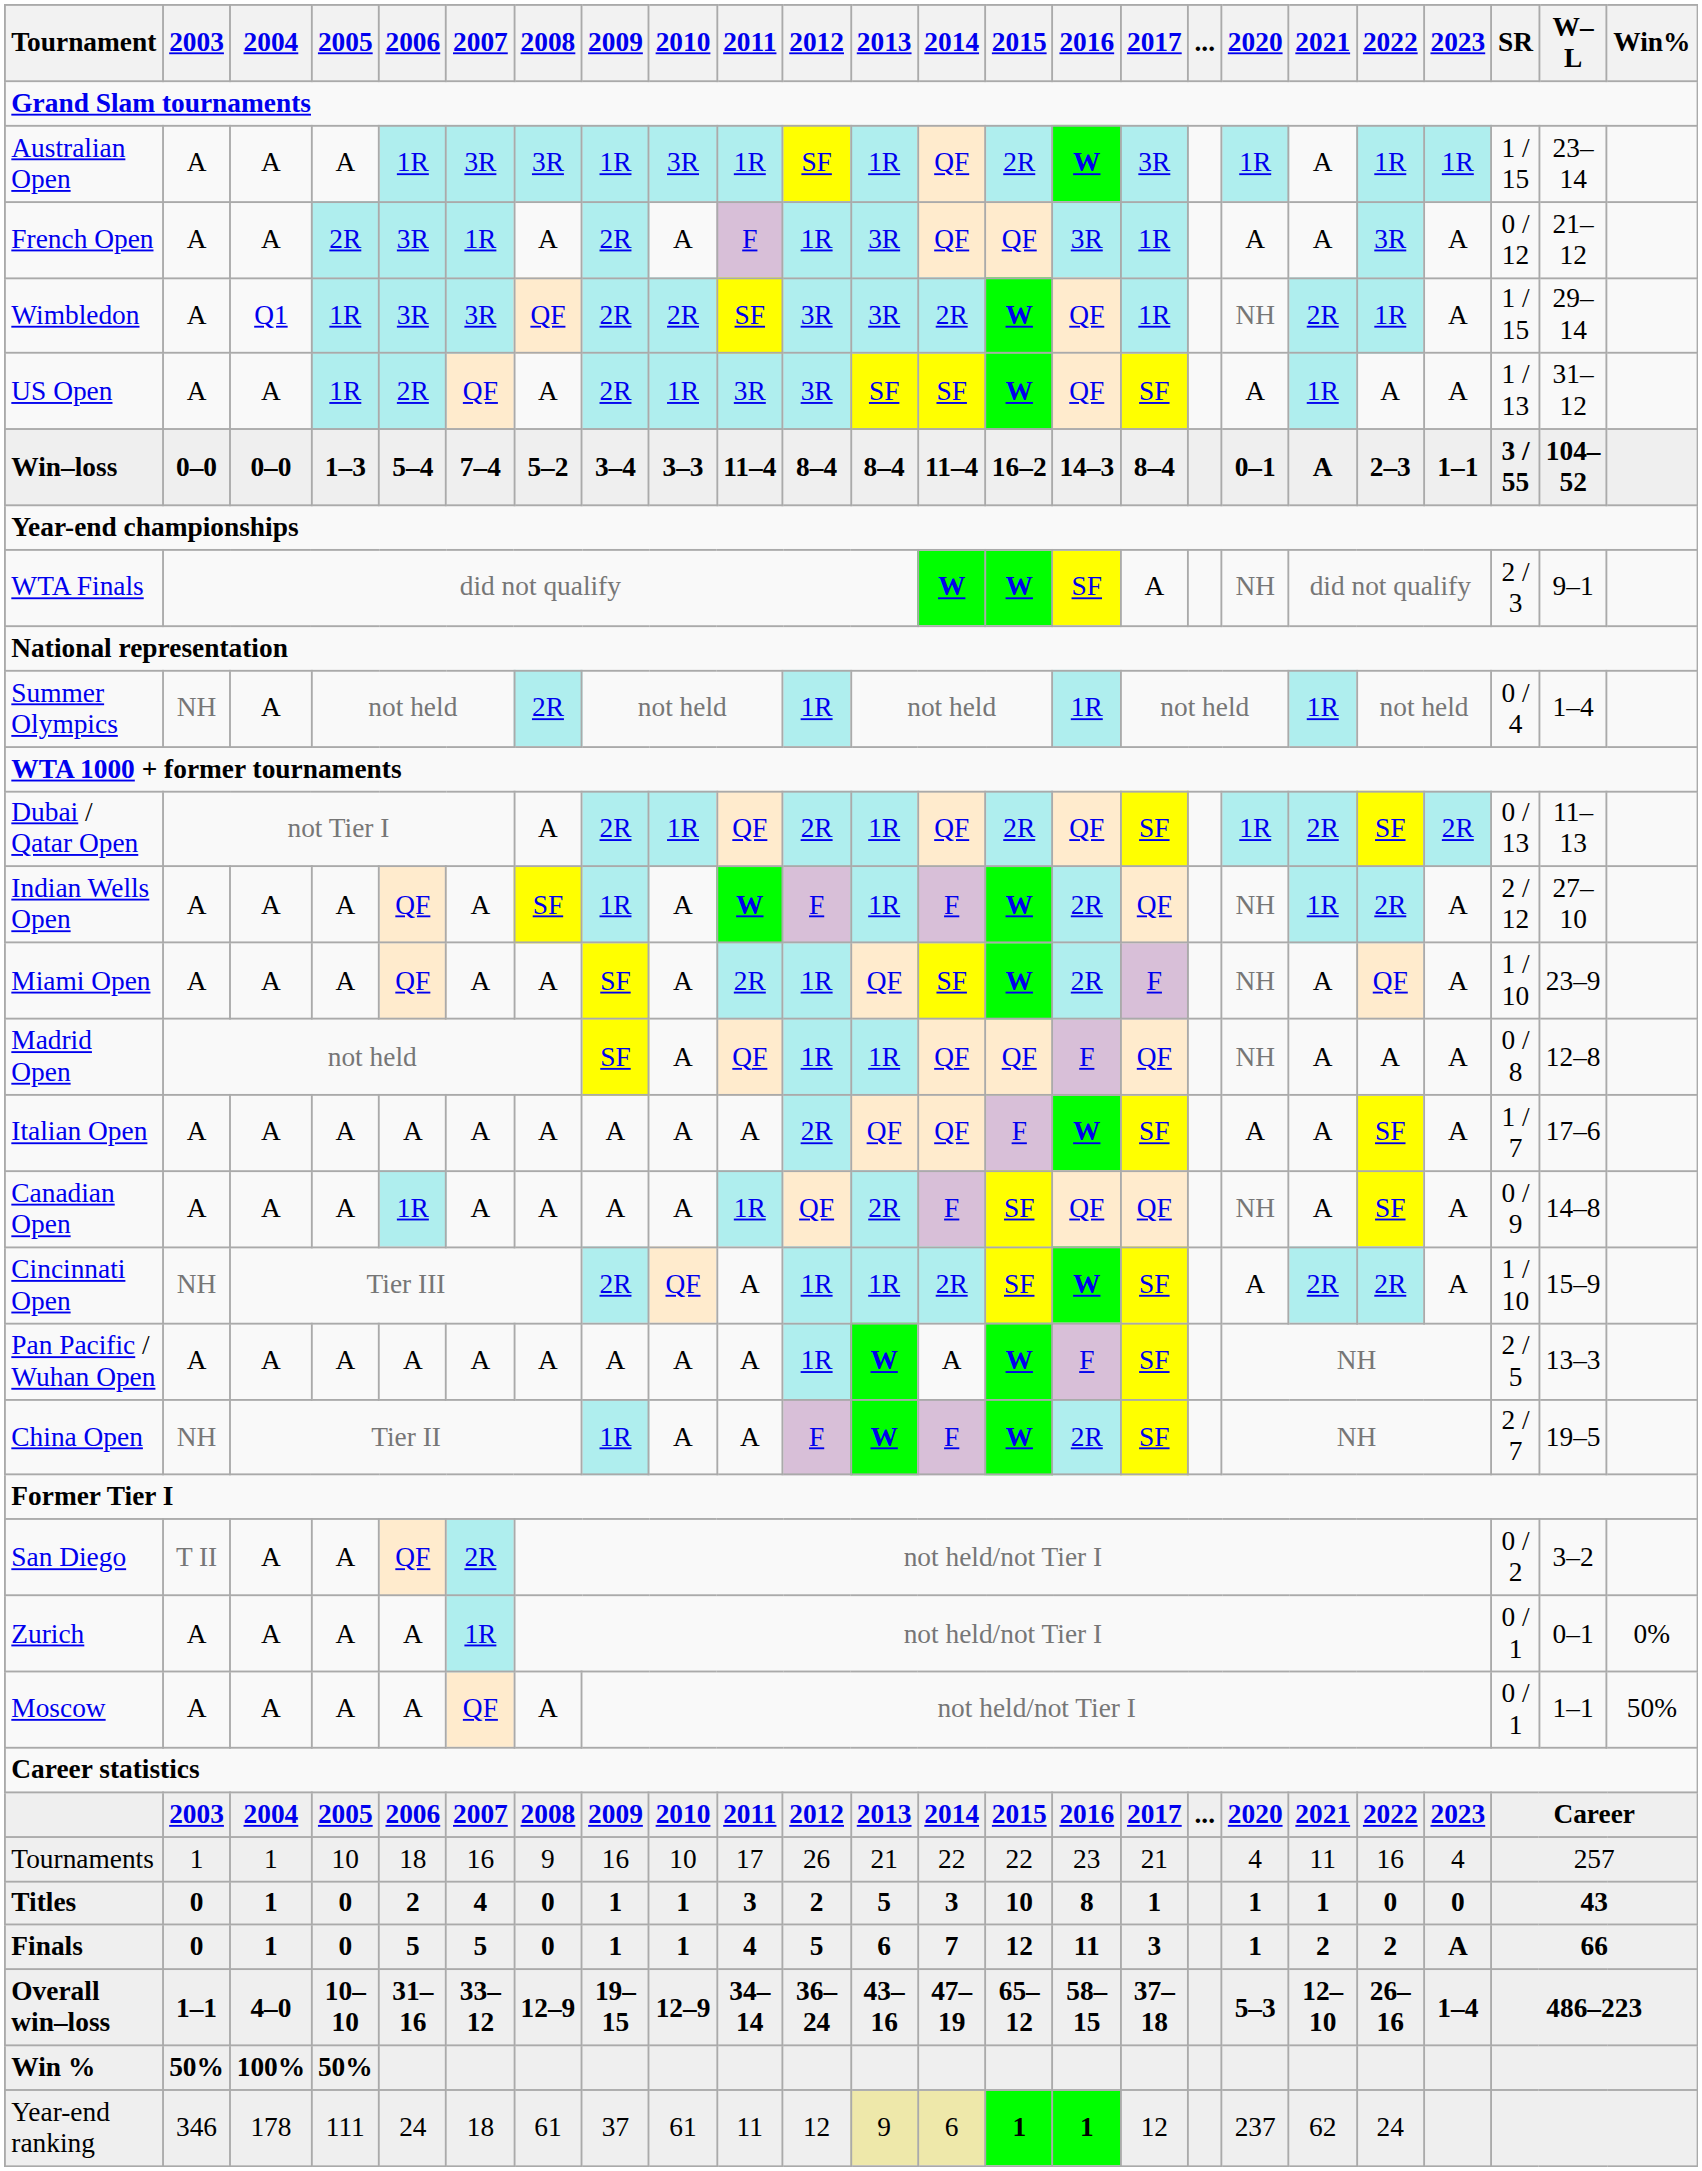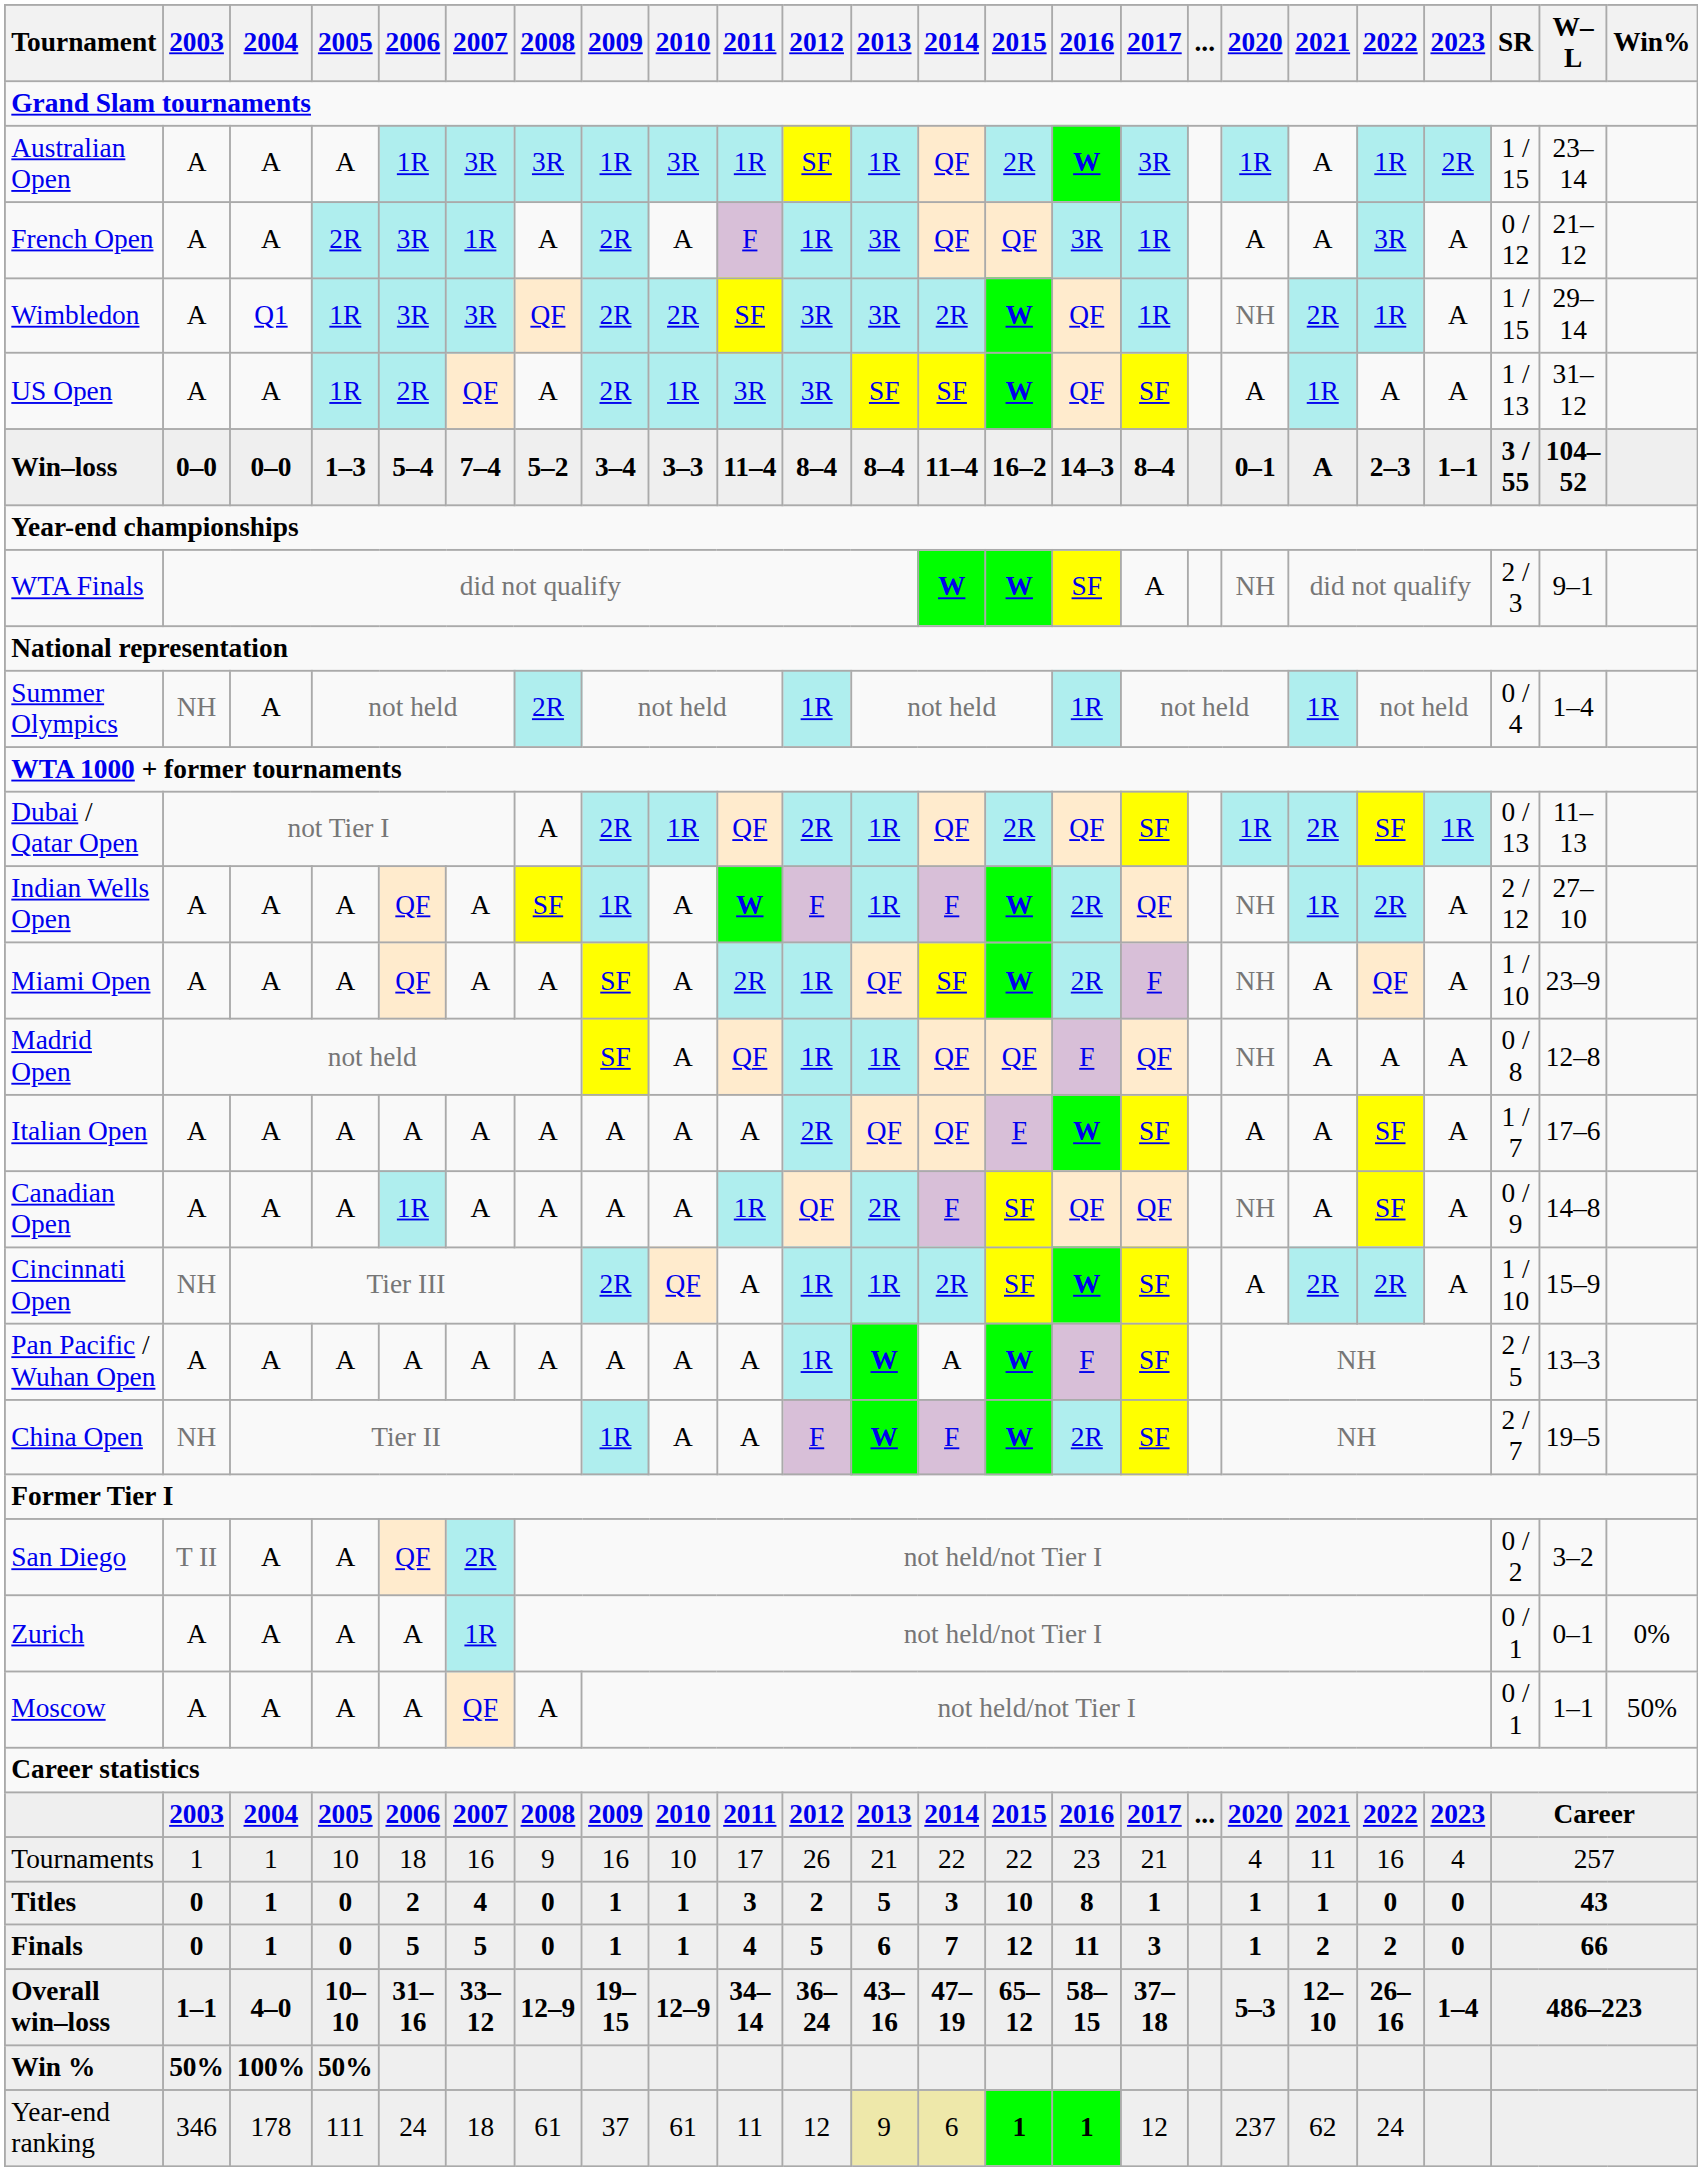(1458, 162) 1R -> (1458, 162) 2R
(1458, 828) 2R -> (1458, 828) 1R
(1458, 1946) A -> (1458, 1946) 0
